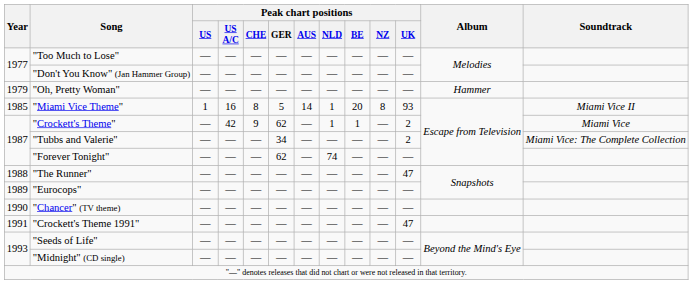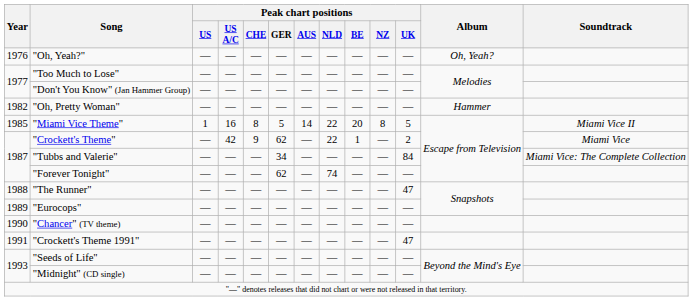+ row: (59, 56)
(17, 90) 1979 -> (17, 106) 1982
(332, 106) 1 -> (332, 123) 22
(408, 106) 93 -> (408, 123) 5
(332, 123) 1 -> (332, 140) 22
(408, 140) 2 -> (408, 157) 84
